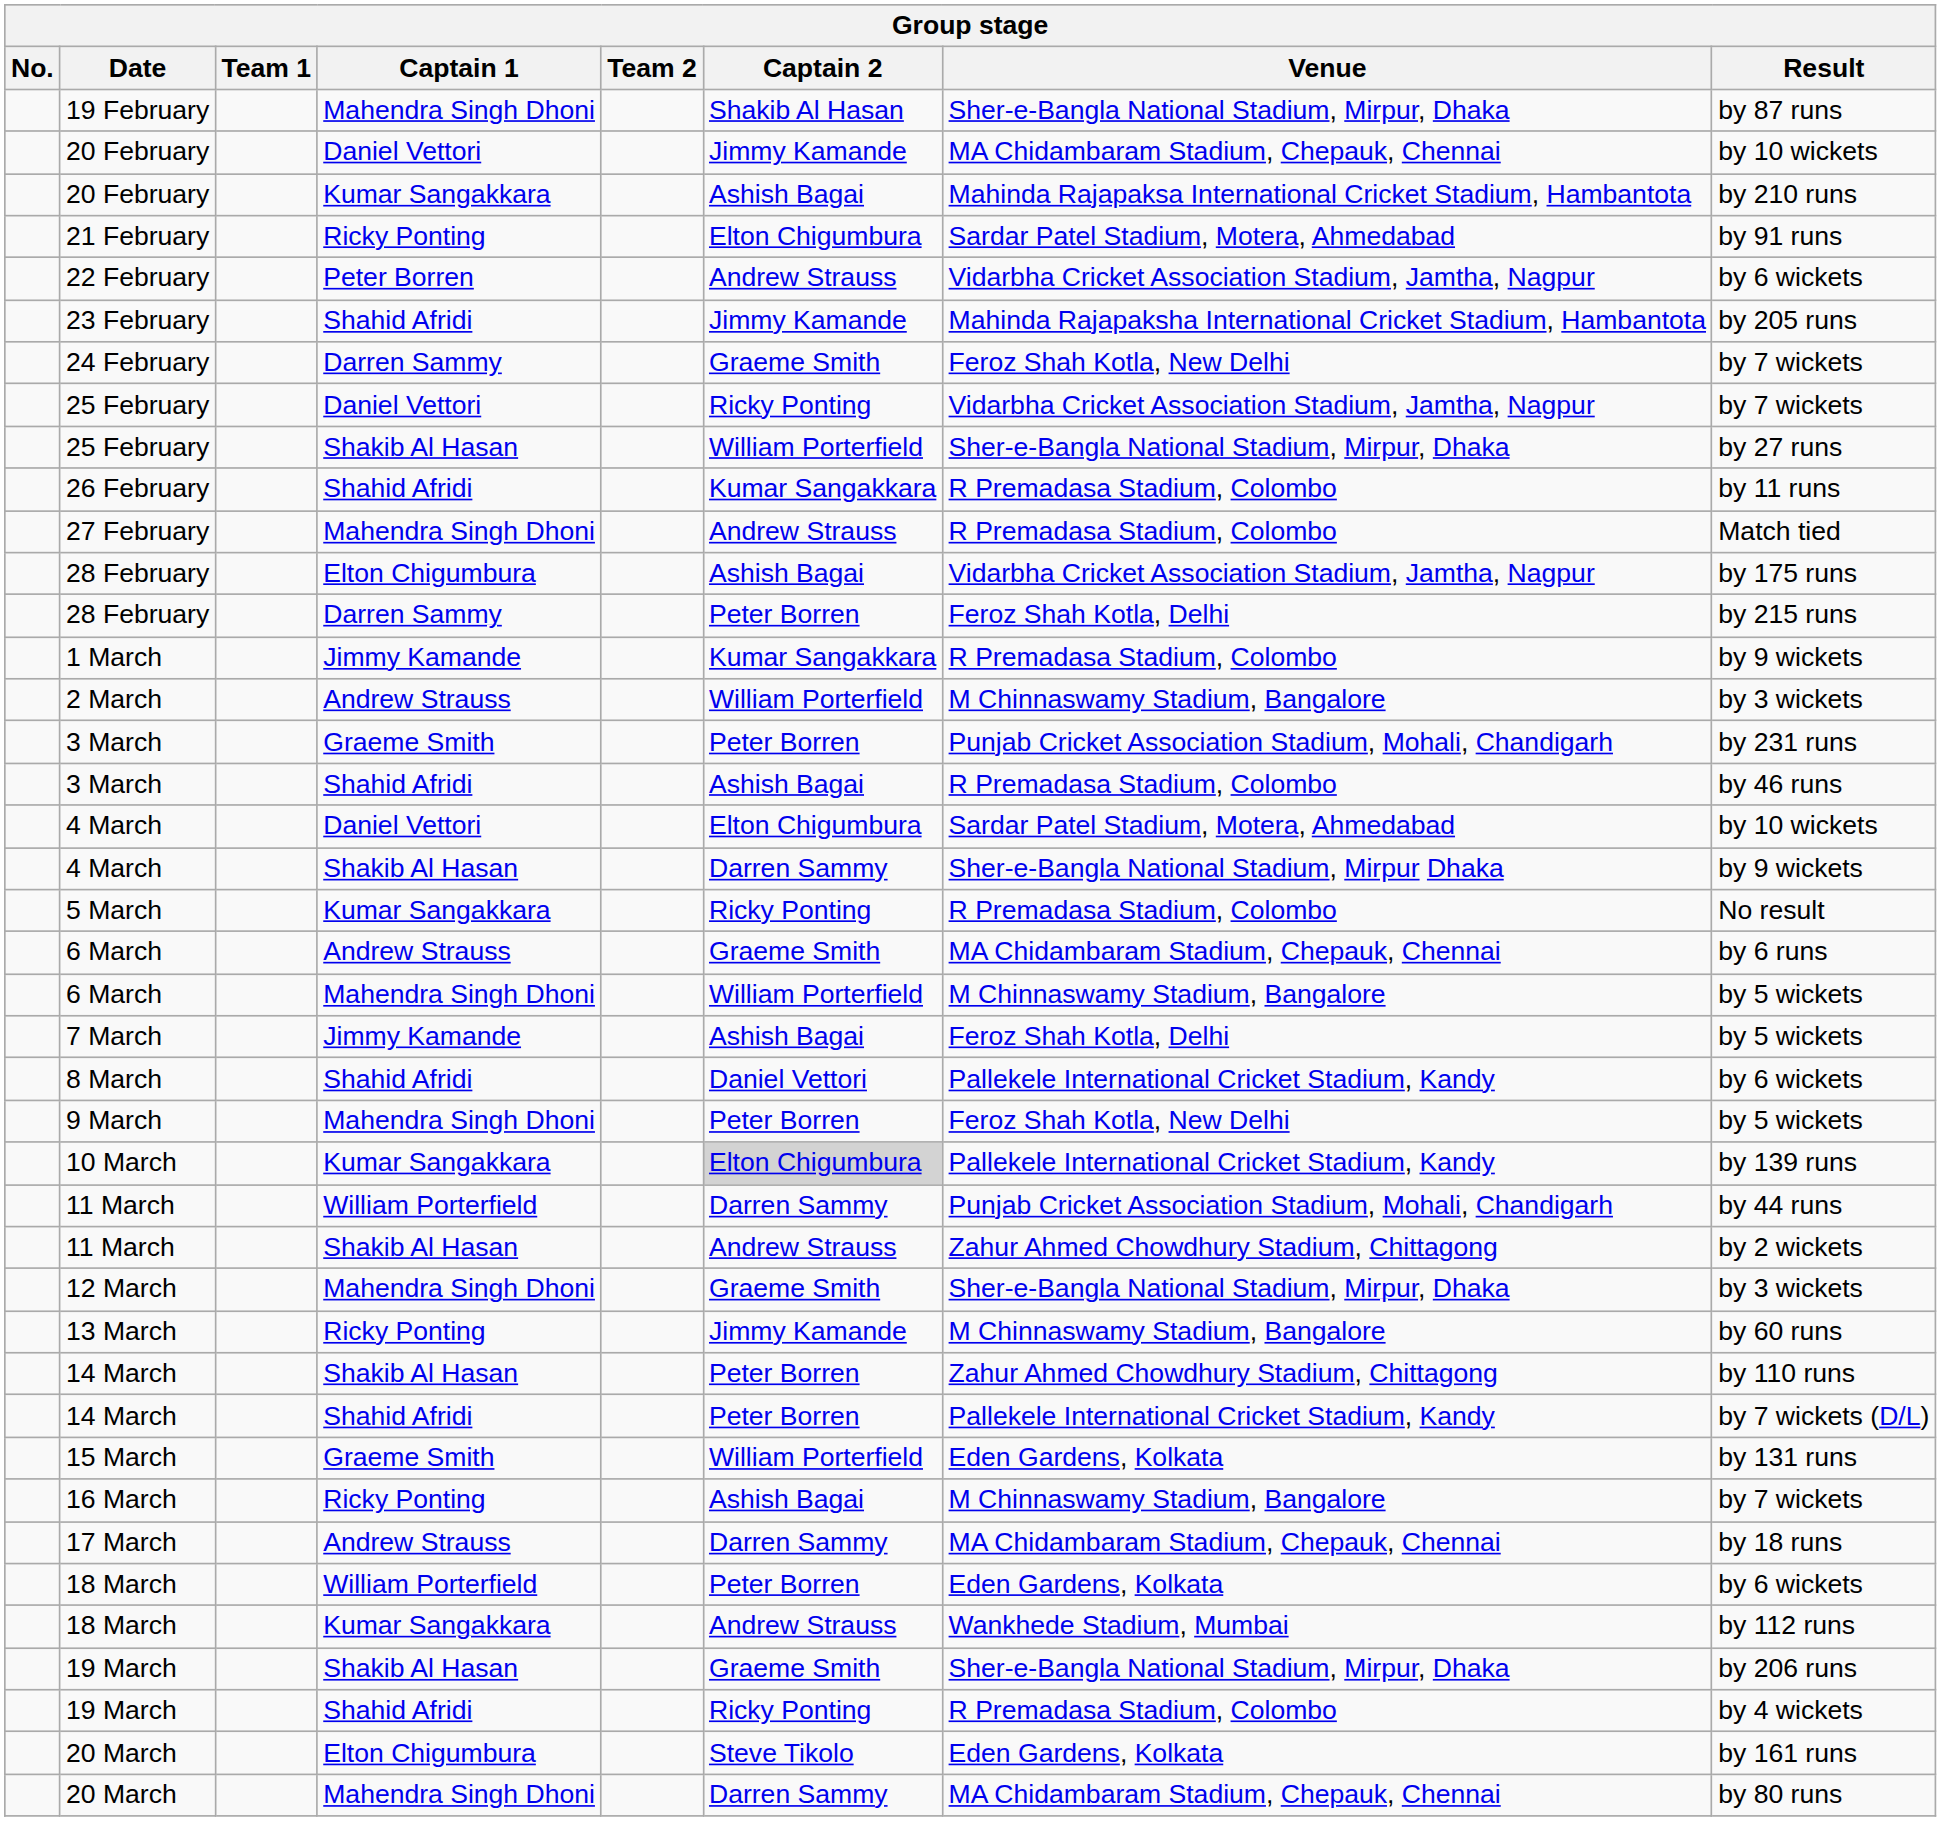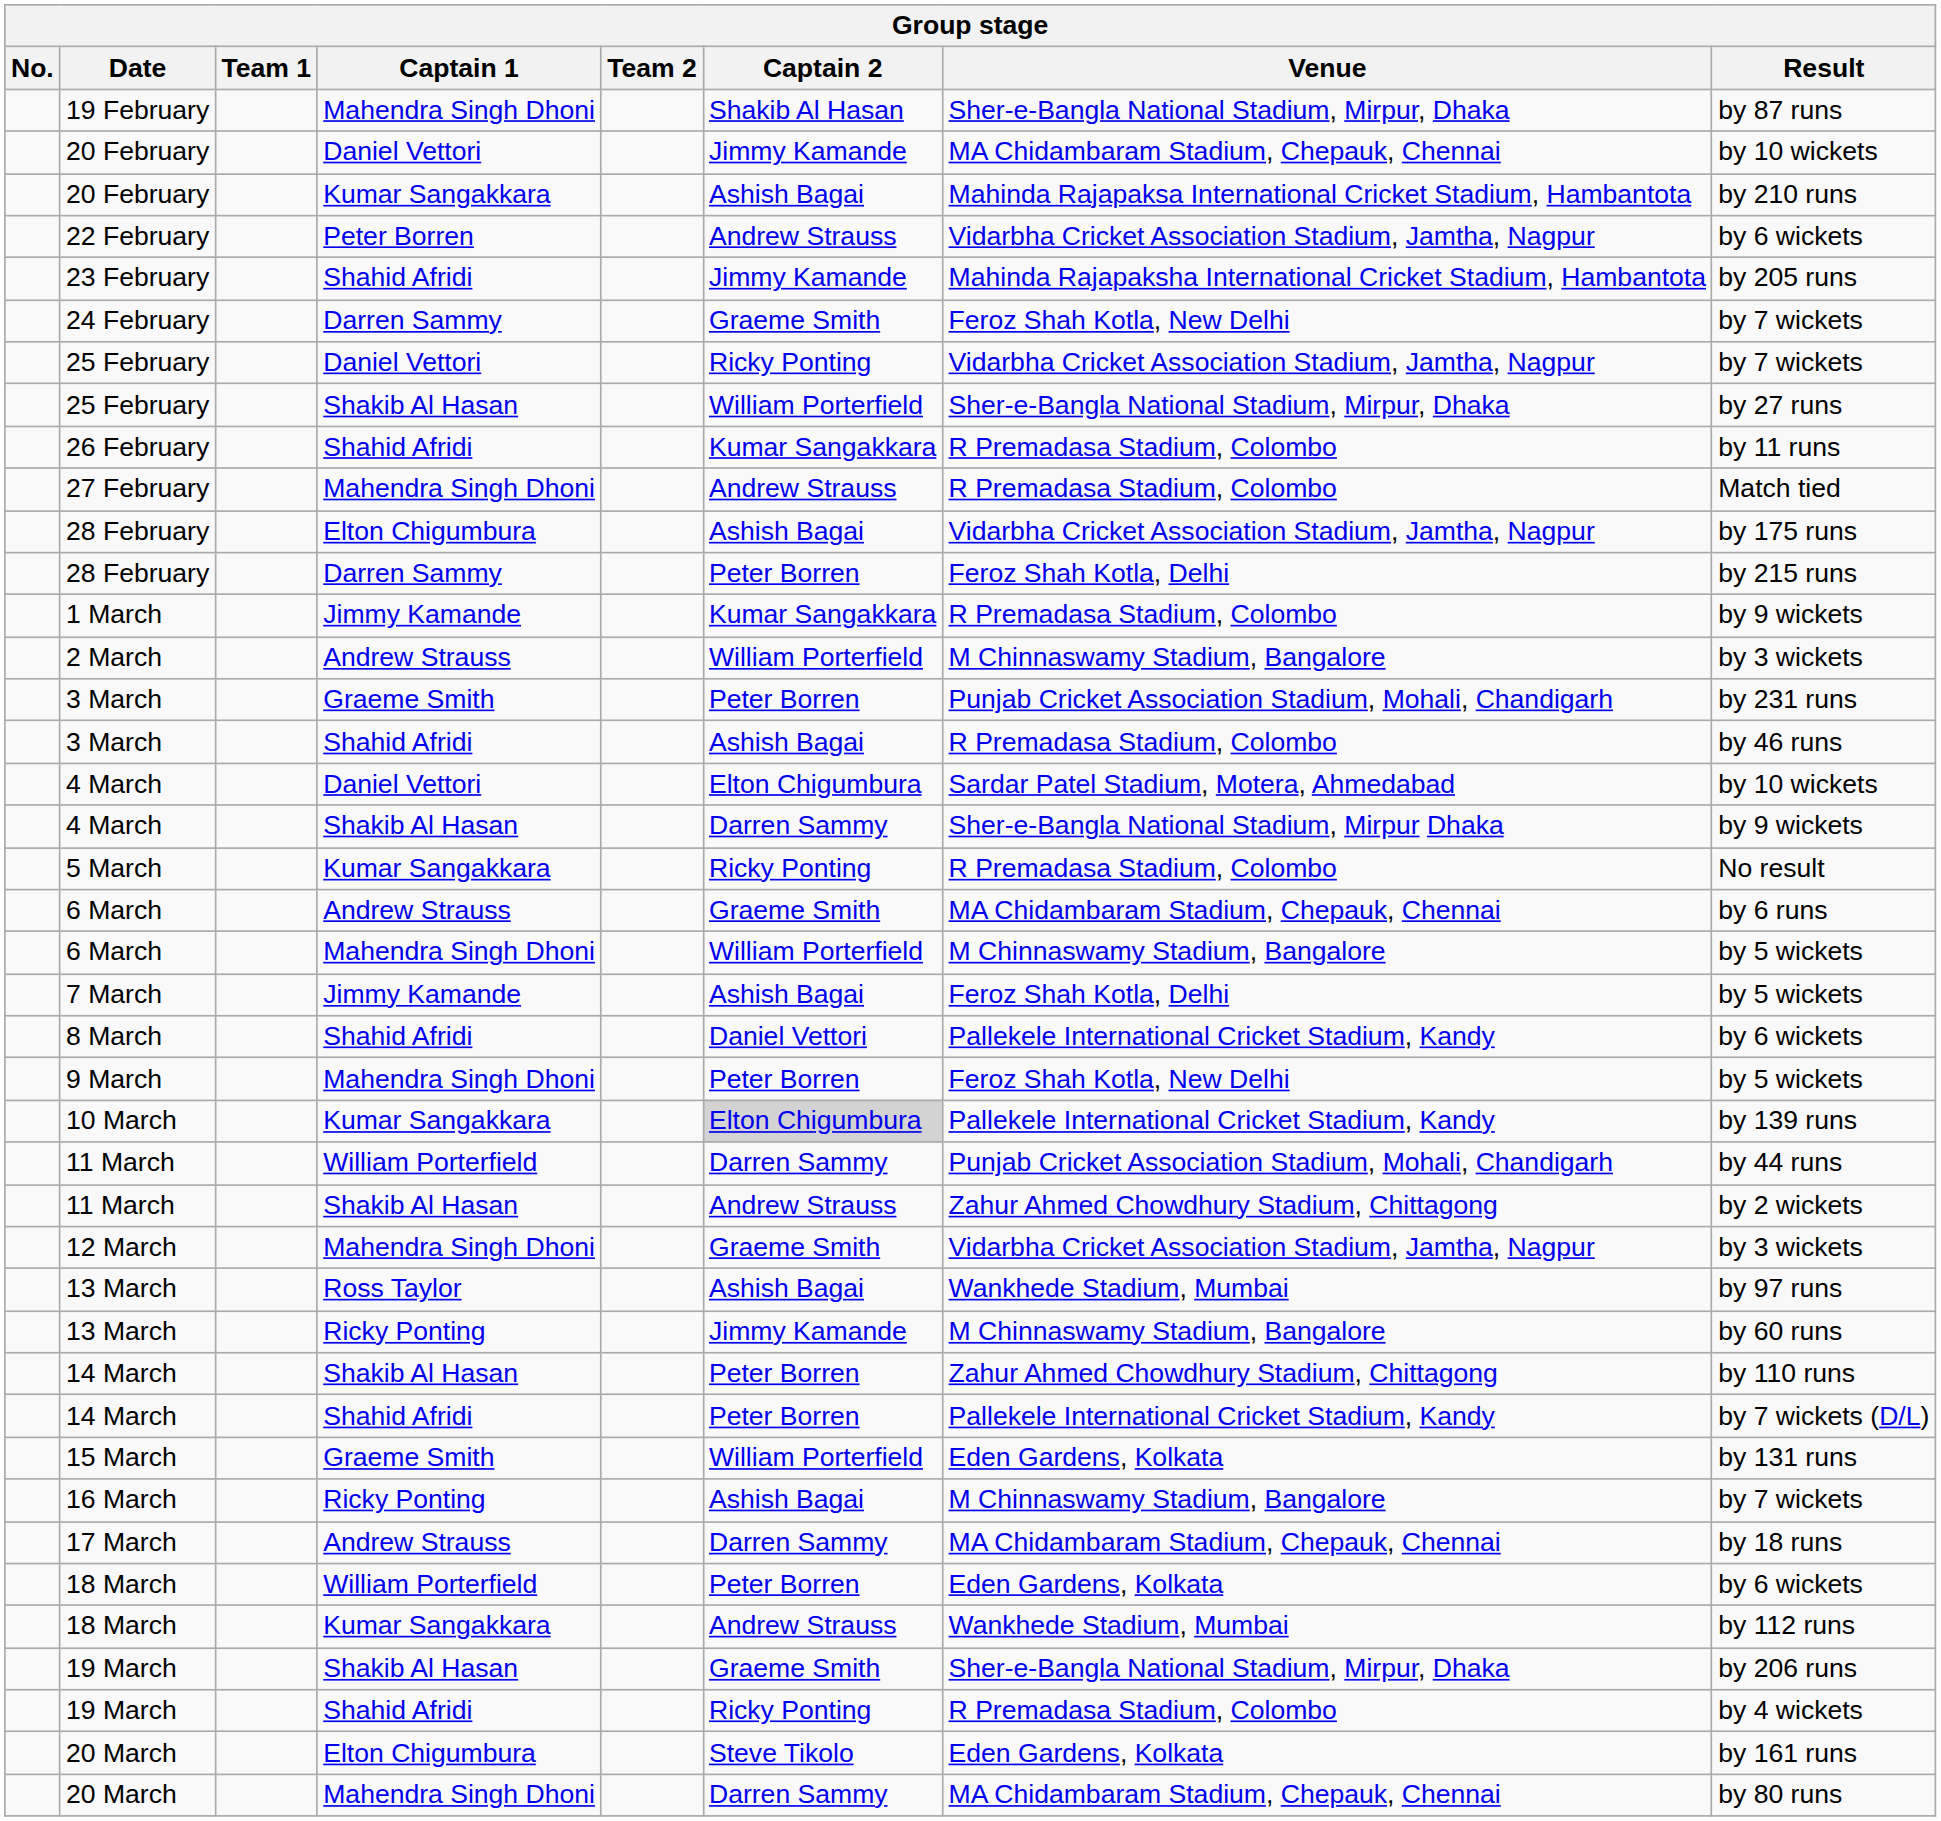- row: (138, 236)
(1229, 1289) Sher-e-Bangla National Stadium, Mirpur, Dhaka -> (1272, 1247) Vidarbha Cricket Association Stadium, Jamtha, Nagpur
+ row: (121, 1289)
